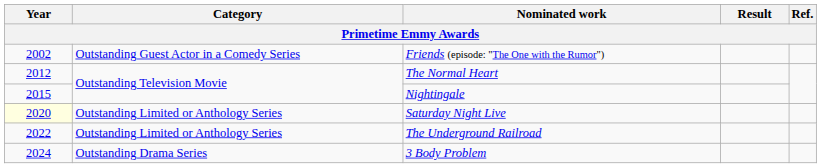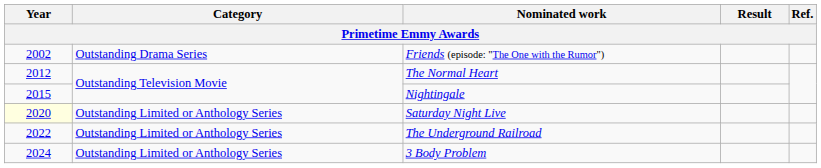(188, 53) Outstanding Guest Actor in a Comedy Series -> (141, 53) Outstanding Drama Series
(141, 152) Outstanding Drama Series -> (179, 152) Outstanding Limited or Anthology Series
